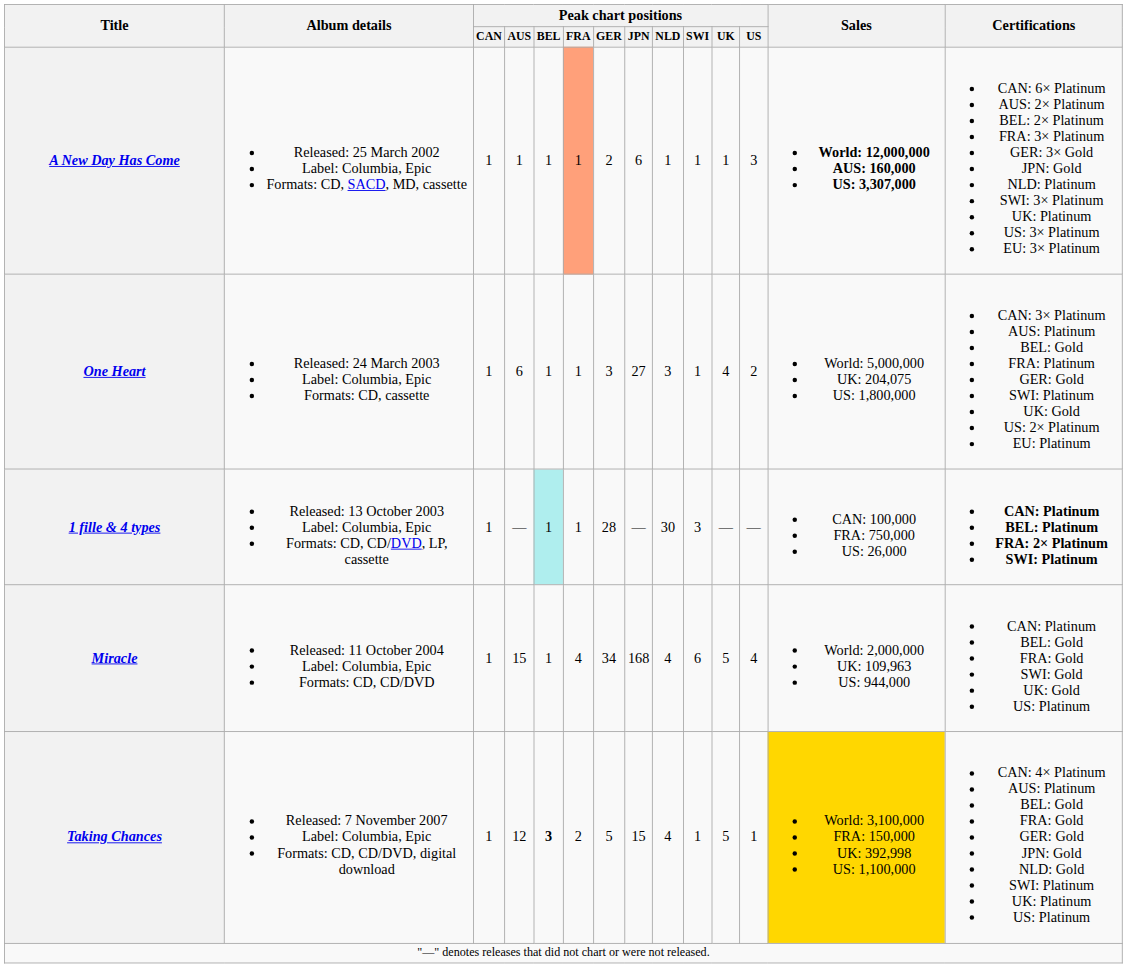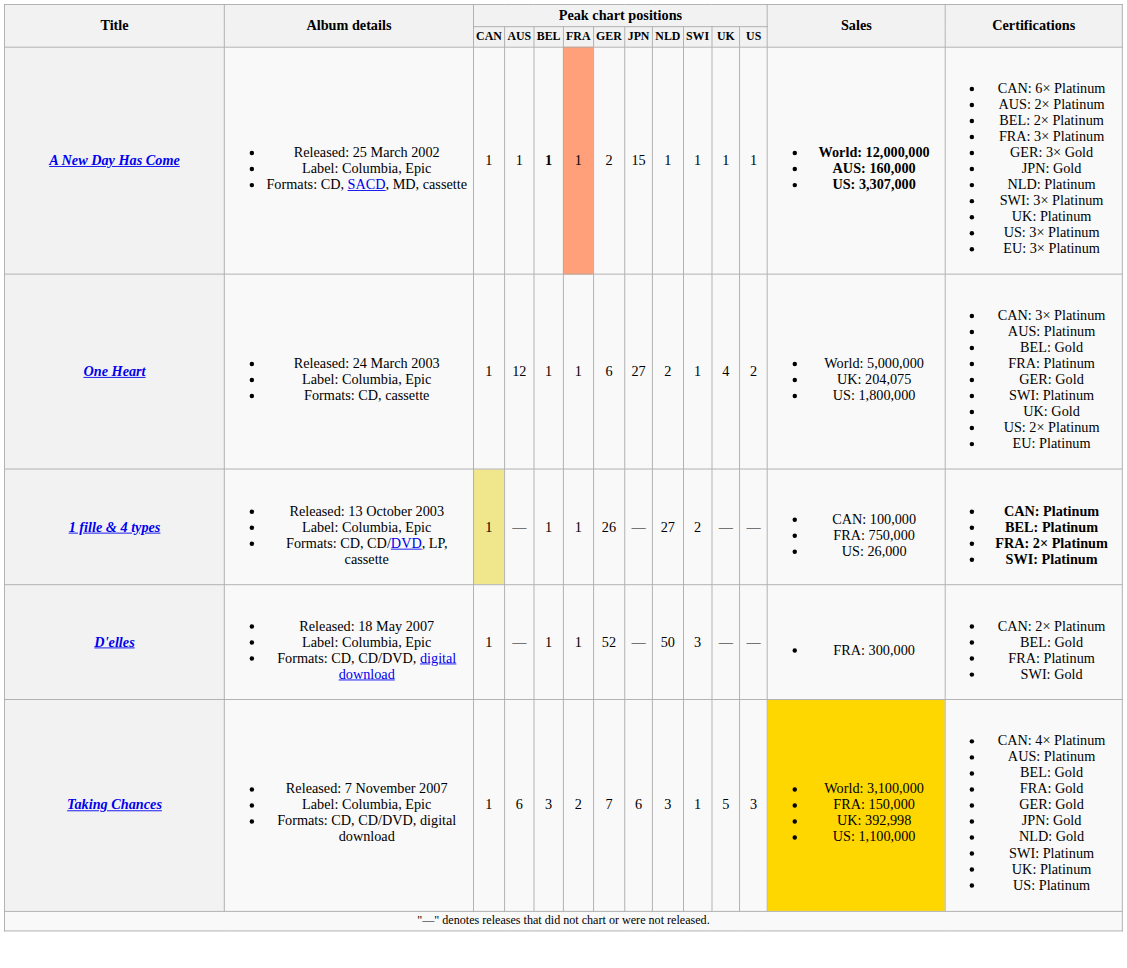(549, 160) normal -> (549, 160) bold
(639, 160) 6 -> (639, 160) 15
(754, 160) 3 -> (754, 160) 1
(519, 371) 6 -> (519, 371) 12
(609, 371) 3 -> (609, 371) 6
(668, 371) 3 -> (668, 371) 2
(489, 527) no background -> (489, 527) khaki background
(549, 527) paleturquoise background -> (549, 527) no background
(609, 527) 28 -> (609, 527) 26
(668, 527) 30 -> (668, 527) 27
(698, 527) 3 -> (698, 527) 2
- row: (115, 658)
+ row: (115, 642)
(519, 837) 12 -> (519, 805) 6
(549, 837) bold -> (549, 805) normal
(609, 837) 5 -> (609, 805) 7
(639, 837) 15 -> (639, 805) 6
(668, 837) 4 -> (668, 805) 3
(754, 837) 1 -> (754, 805) 3
